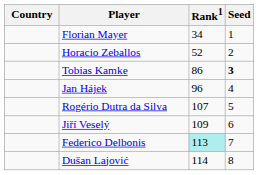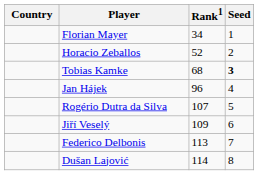(197, 70) 86 -> (197, 70) 68
(200, 142) paleturquoise background -> (200, 142) no background
